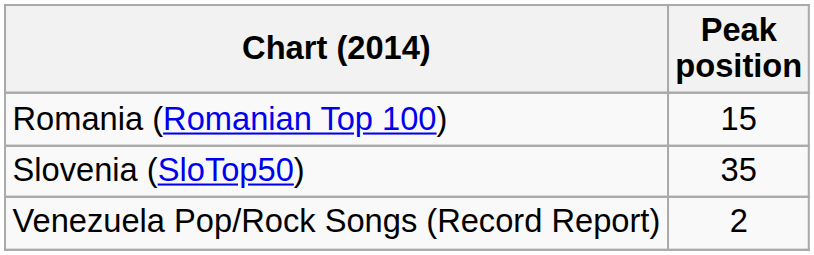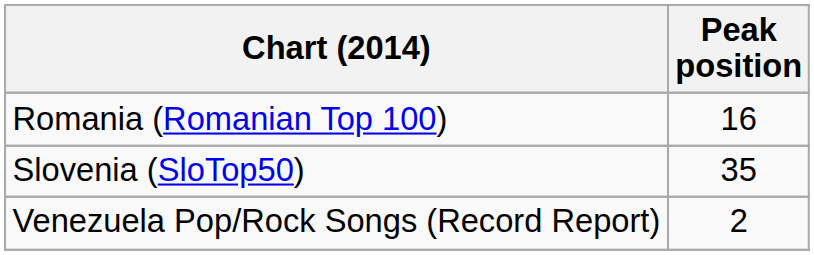(739, 118) 15 -> (739, 118) 16
